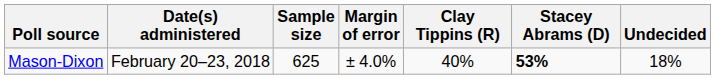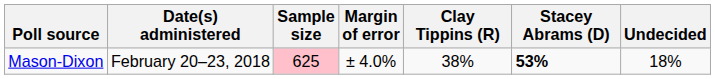(306, 61) no background -> (306, 61) pink background
(458, 61) 40% -> (458, 61) 38%
